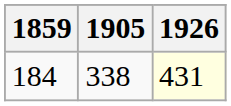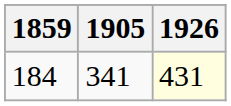(108, 75) 338 -> (108, 75) 341
